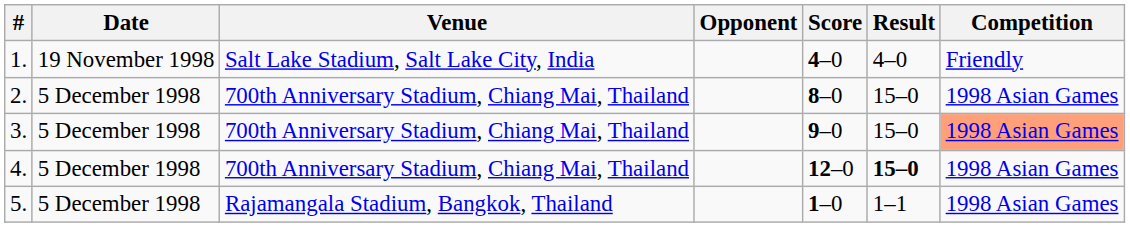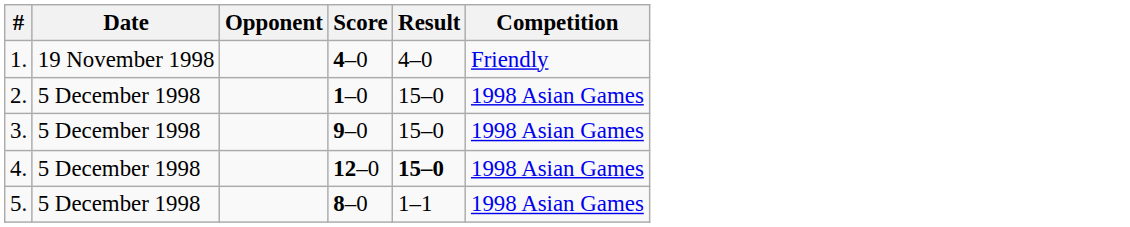- column: (457, 22)
(825, 95) 8–0 -> (351, 95) 1–0
(1032, 131) lightsalmon background -> (557, 131) no background
(825, 204) 1–0 -> (351, 204) 8–0
